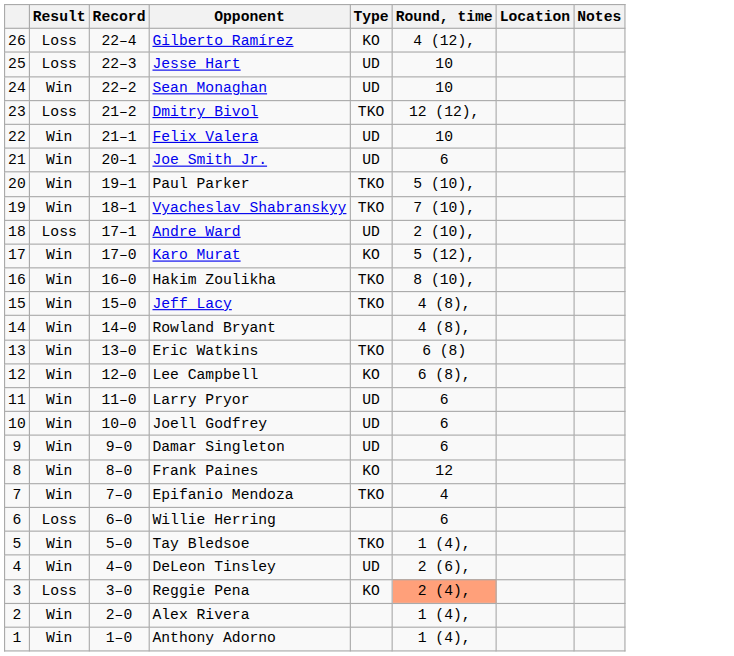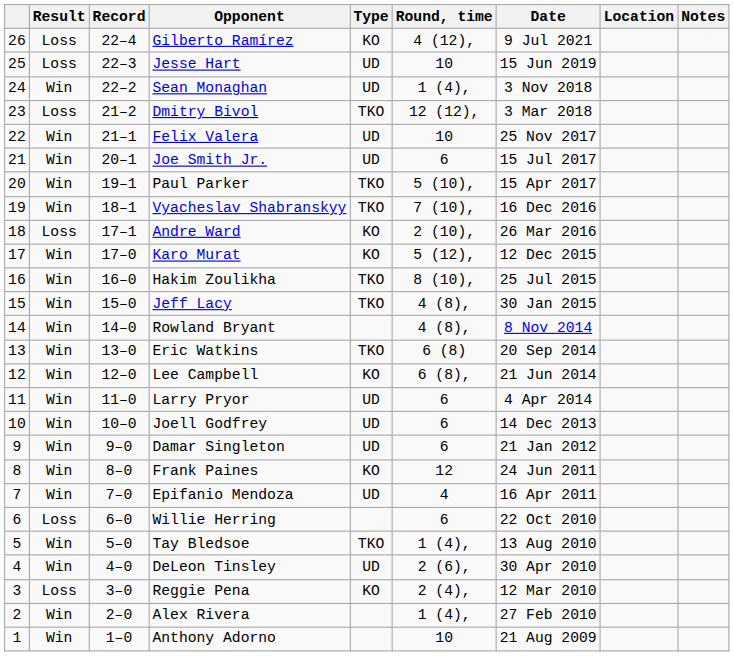+ column: (548, 17)
(444, 88) 10 -> (444, 88) 1 (4),
(371, 232) UD -> (371, 232) KO
(371, 495) TKO -> (371, 495) UD
(444, 591) lightsalmon background -> (444, 591) no background
(444, 639) 1 (4), -> (444, 639) 10
